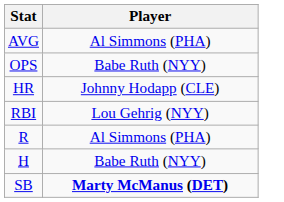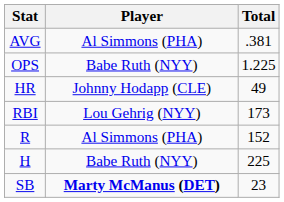+ column: (259, 16)
